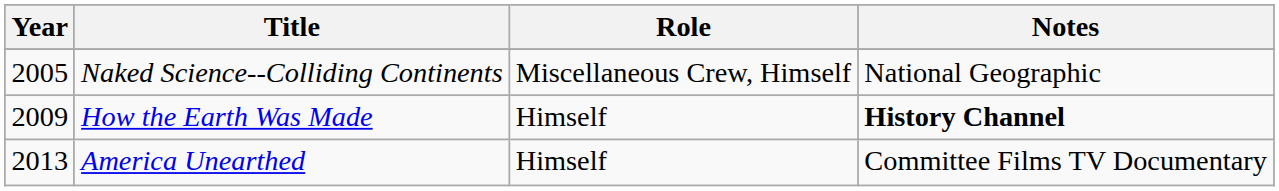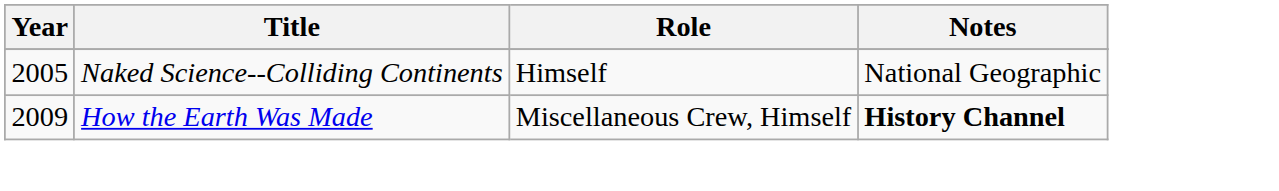(684, 71) Miscellaneous Crew, Himself -> (561, 71) Himself
(561, 116) Himself -> (684, 116) Miscellaneous Crew, Himself
- row: (193, 161)
